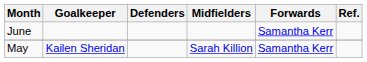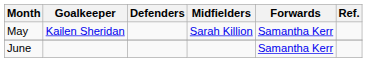rows swapped: (18, 48) <-> (19, 31)
